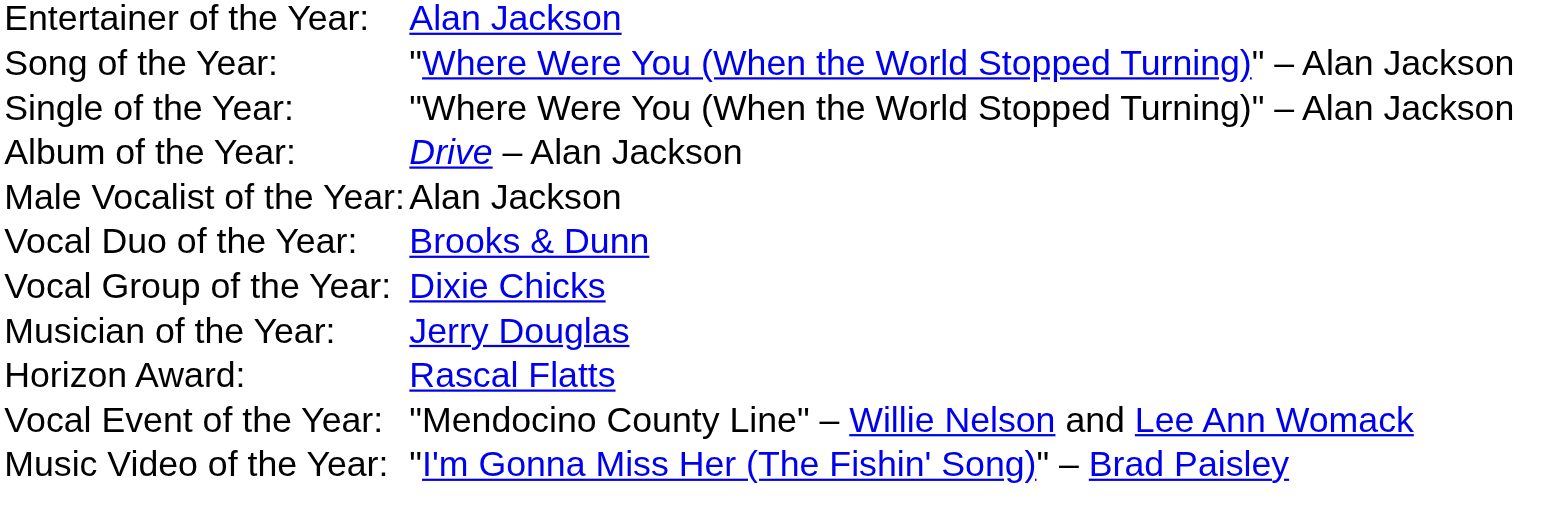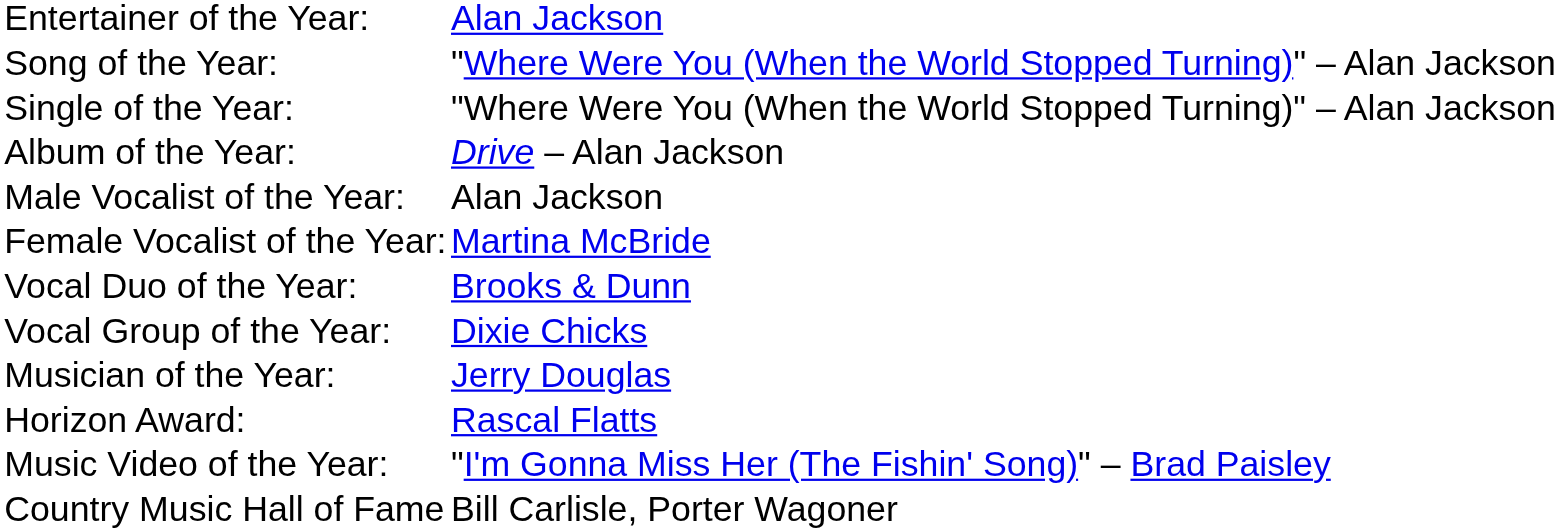+ row: (225, 241)
- row: (194, 420)
+ row: (224, 509)
